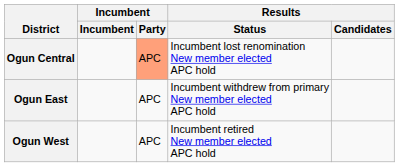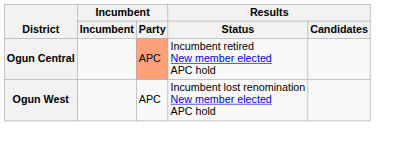(238, 59) Incumbent lost renomination New member elected APC hold -> (221, 59) Incumbent retired New member elected APC hold
- row: (41, 100)
(221, 141) Incumbent retired New member elected APC hold -> (238, 100) Incumbent lost renomination New member elected APC hold
